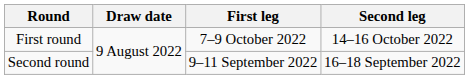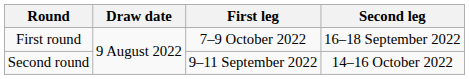(392, 39) 14–16 October 2022 -> (392, 39) 16–18 September 2022
(392, 62) 16–18 September 2022 -> (392, 62) 14–16 October 2022
